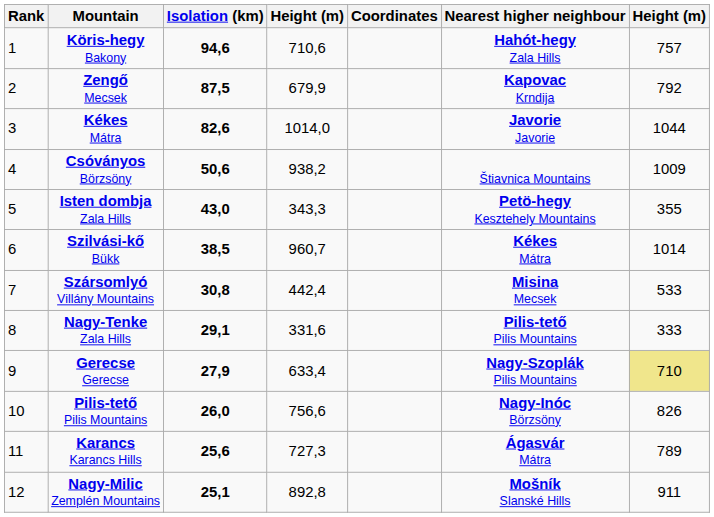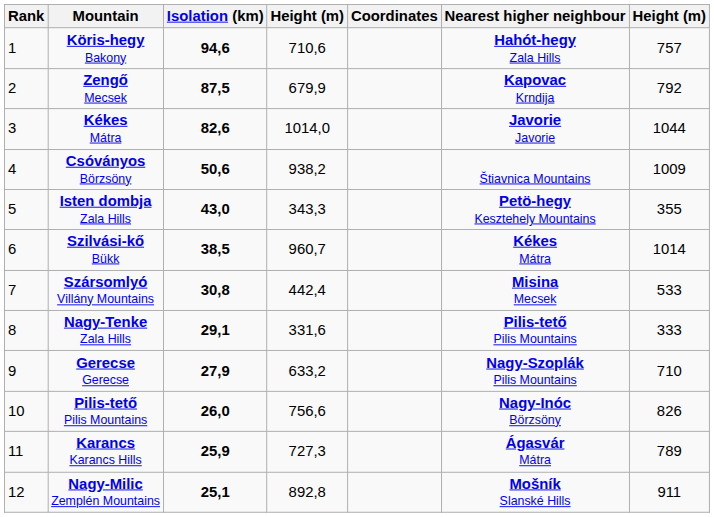(307, 370) 633,4 -> (307, 370) 633,2
(669, 370) khaki background -> (669, 370) no background
(215, 451) 25,6 -> (215, 451) 25,9
